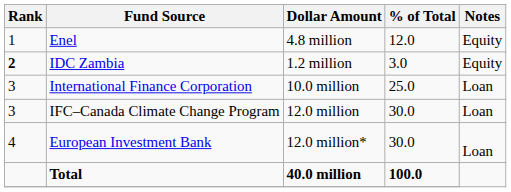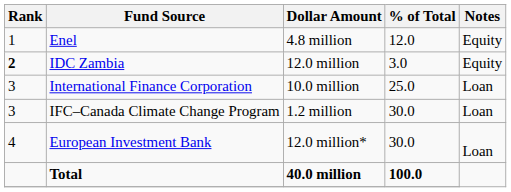(319, 63) 1.2 million -> (323, 63) 12.0 million
(323, 110) 12.0 million -> (319, 110) 1.2 million
